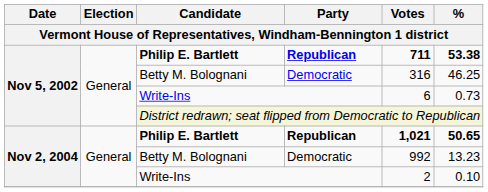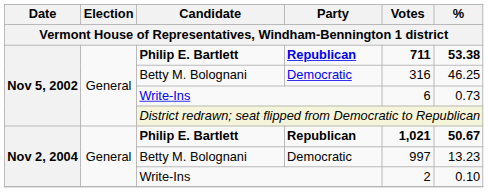(464, 136) 50.65 -> (464, 136) 50.67
(420, 156) 992 -> (420, 156) 997
